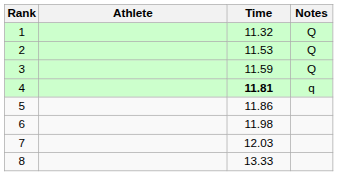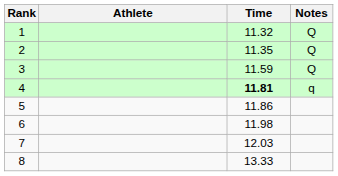(259, 50) 11.53 -> (259, 50) 11.35
